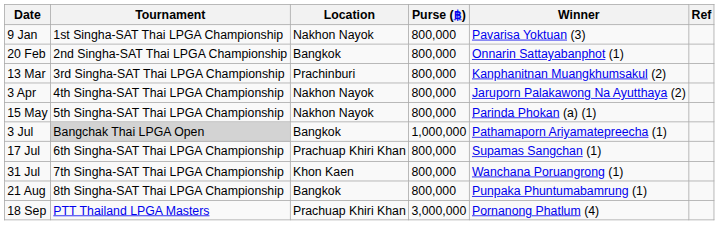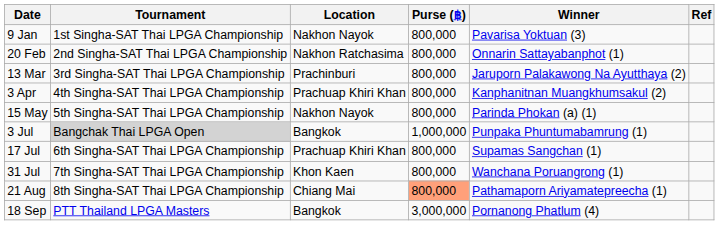(317, 54) Bangkok -> (348, 54) Nakhon Ratchasima
(569, 74) Kanphanitnan Muangkhumsakul (2) -> (579, 74) Jaruporn Palakawong Na Ayutthaya (2)
(333, 93) Nakhon Nayok -> (349, 93) Prachuap Khiri Khan
(579, 93) Jaruporn Palakawong Na Ayutthaya (2) -> (569, 93) Kanphanitnan Muangkhumsakul (2)
(569, 132) Pathamaporn Ariyamatepreecha (1) -> (560, 132) Punpaka Phuntumabamrung (1)
(317, 191) Bangkok -> (324, 191) Chiang Mai
(434, 191) no background -> (434, 191) lightsalmon background
(560, 191) Punpaka Phuntumabamrung (1) -> (569, 191) Pathamaporn Ariyamatepreecha (1)
(349, 210) Prachuap Khiri Khan -> (317, 210) Bangkok
